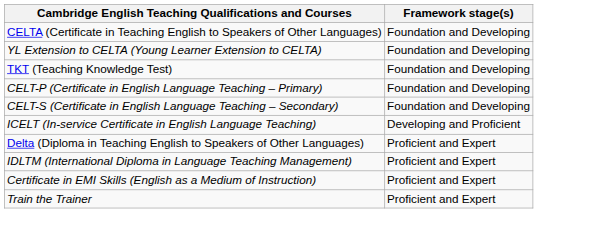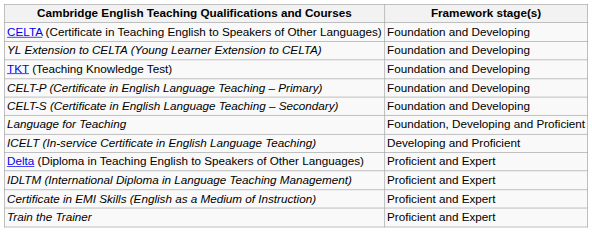+ row: (67, 124)
